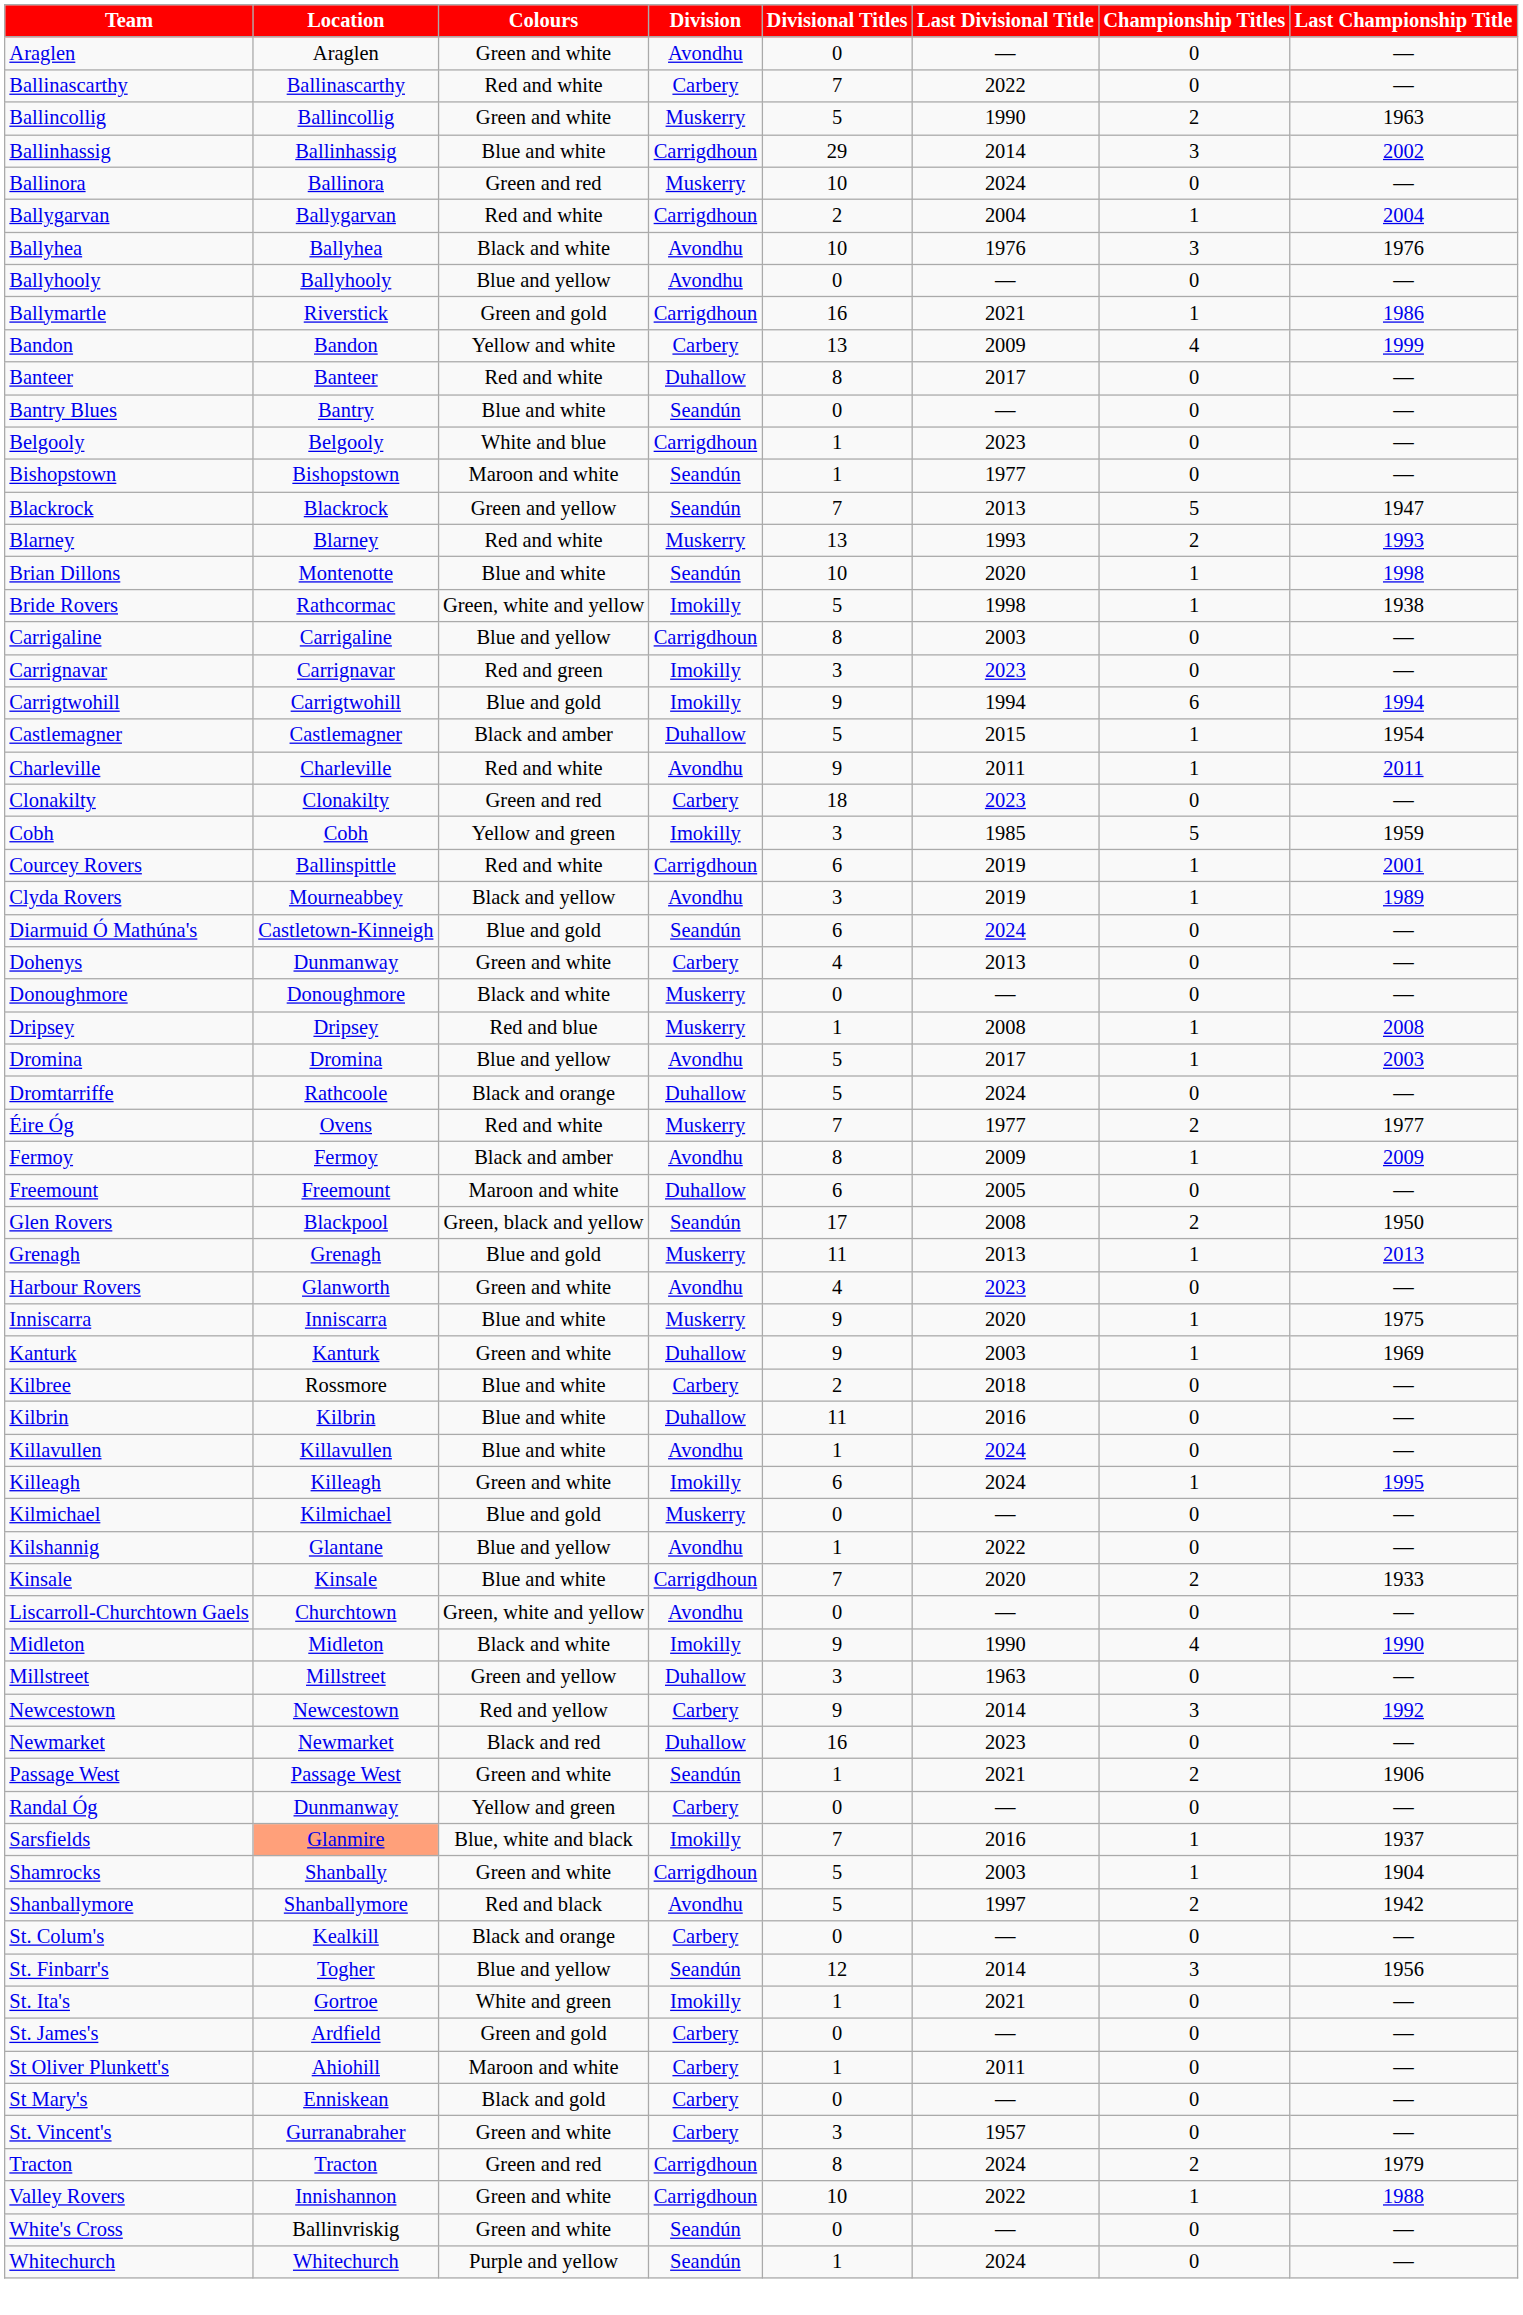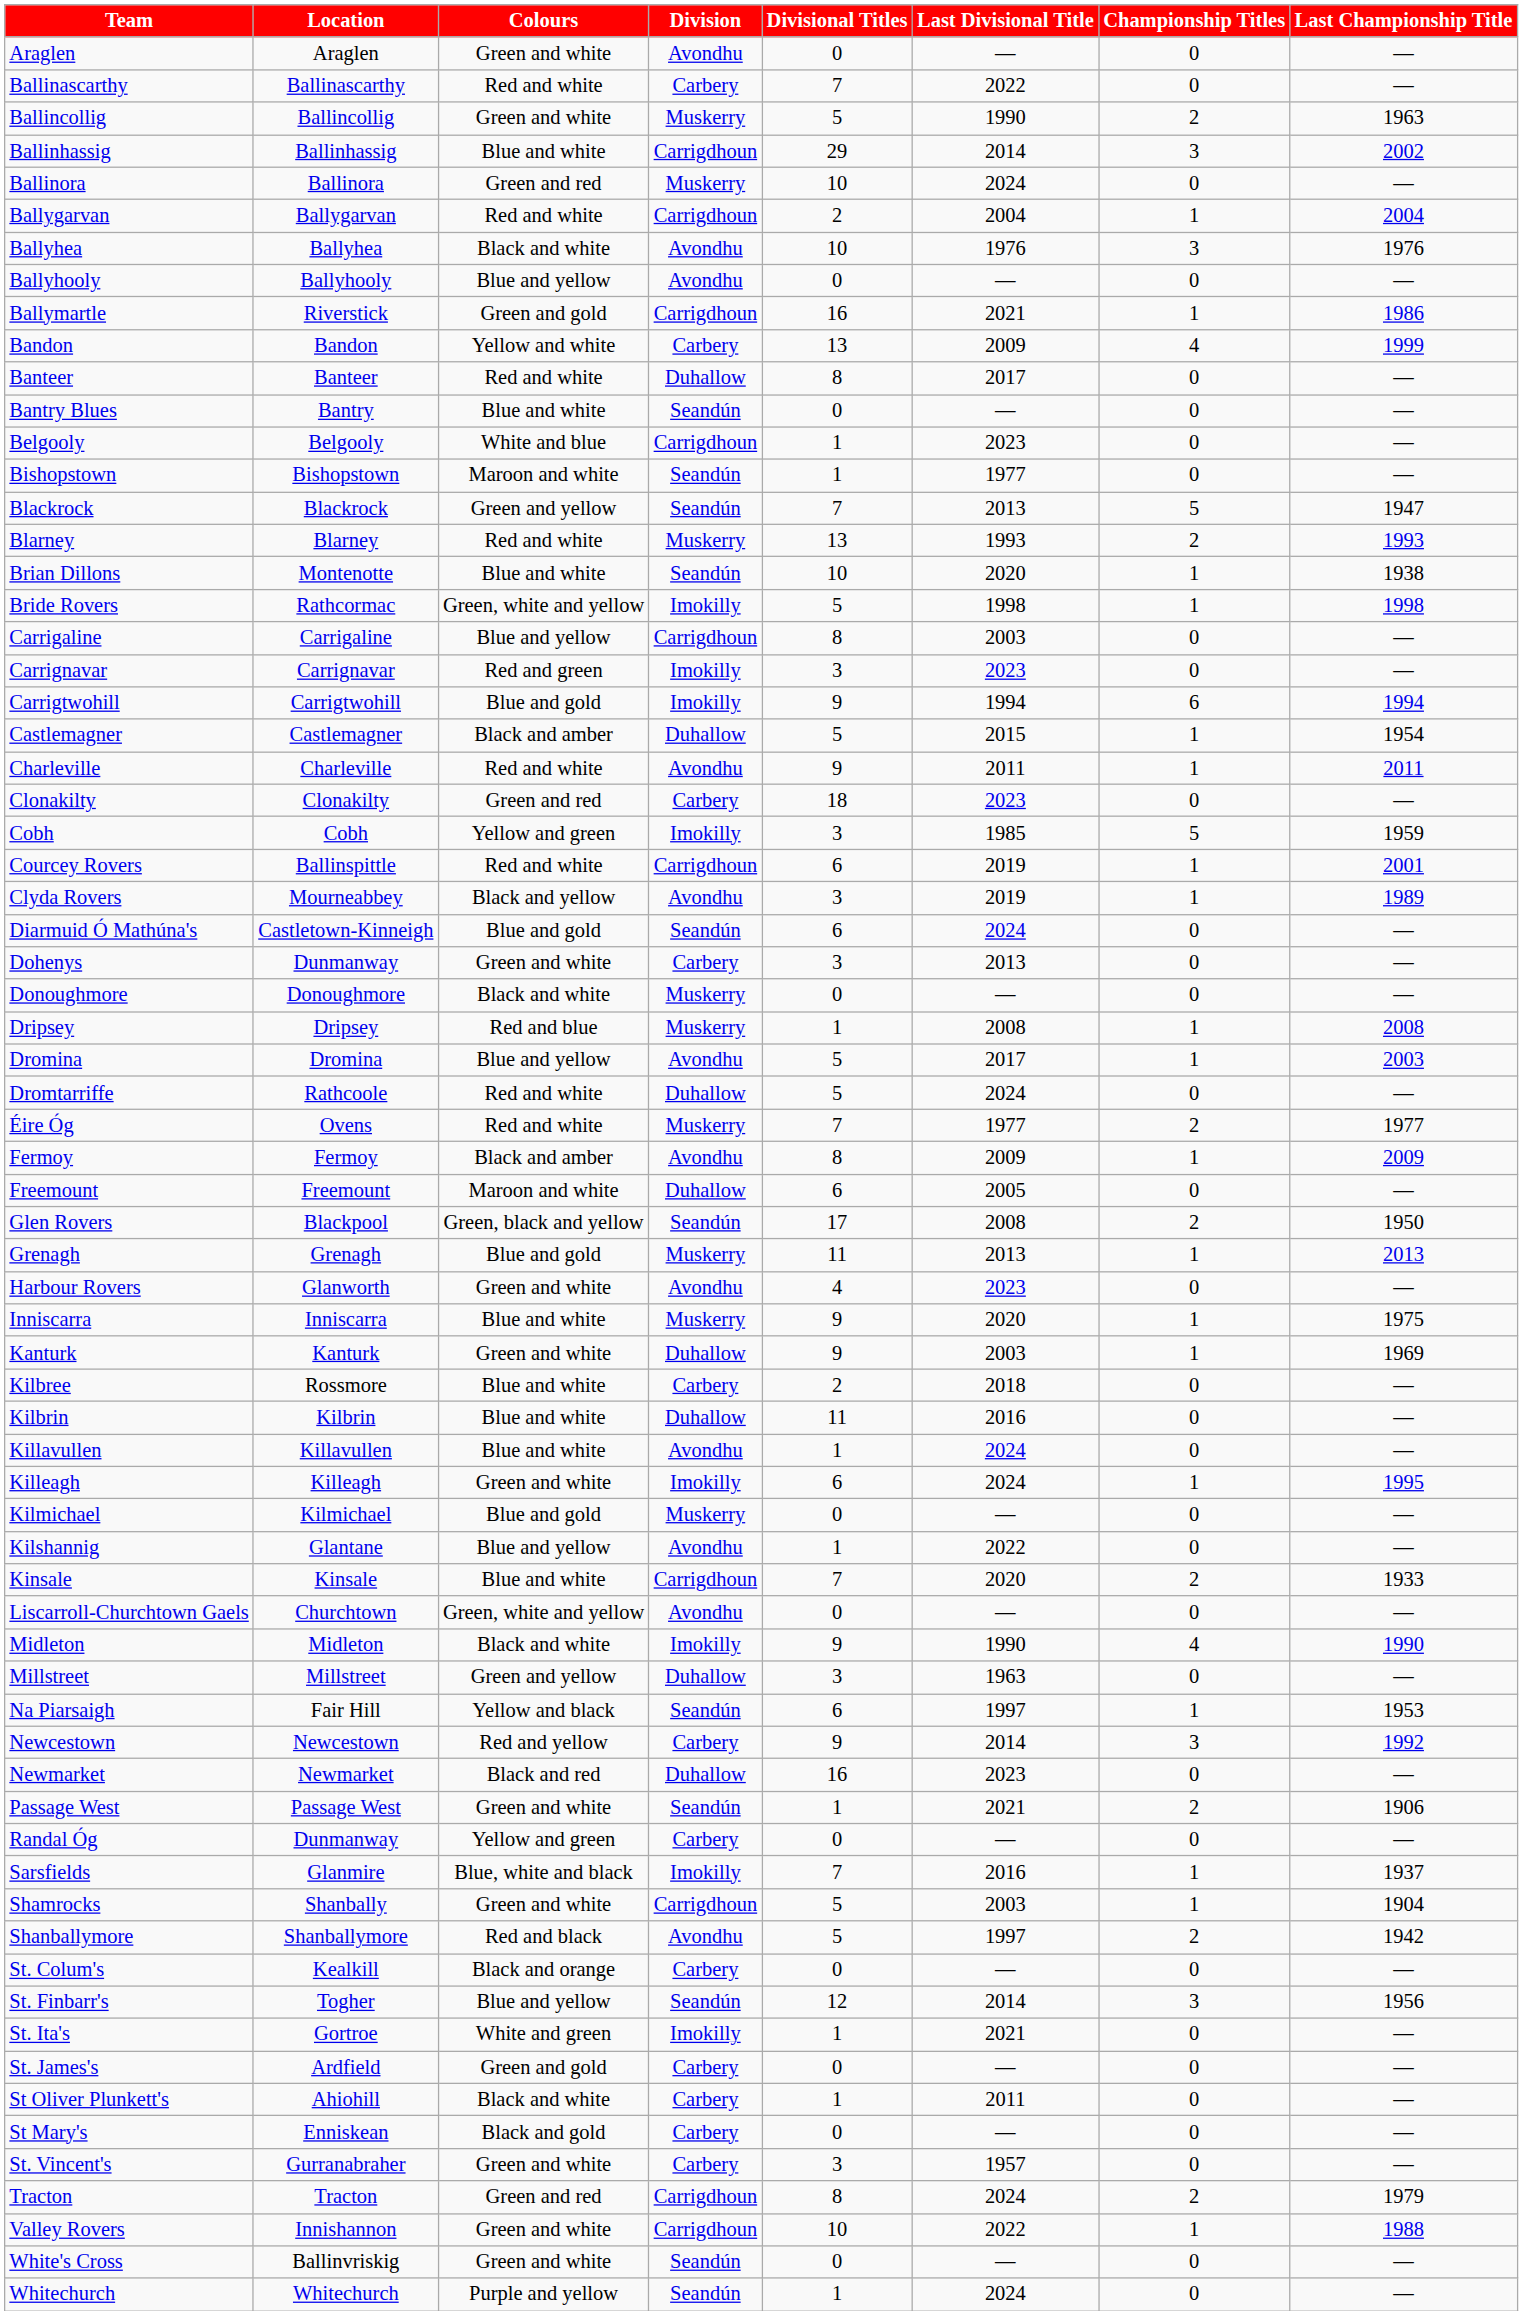(1403, 572) 1998 -> (1403, 572) 1938
(1403, 605) 1938 -> (1403, 605) 1998
(837, 962) 4 -> (837, 962) 3
(544, 1092) Black and orange -> (544, 1092) Red and white
+ row: (62, 1709)
(346, 1839) lightsalmon background -> (346, 1872) no background
(544, 2066) Maroon and white -> (544, 2099) Black and white
